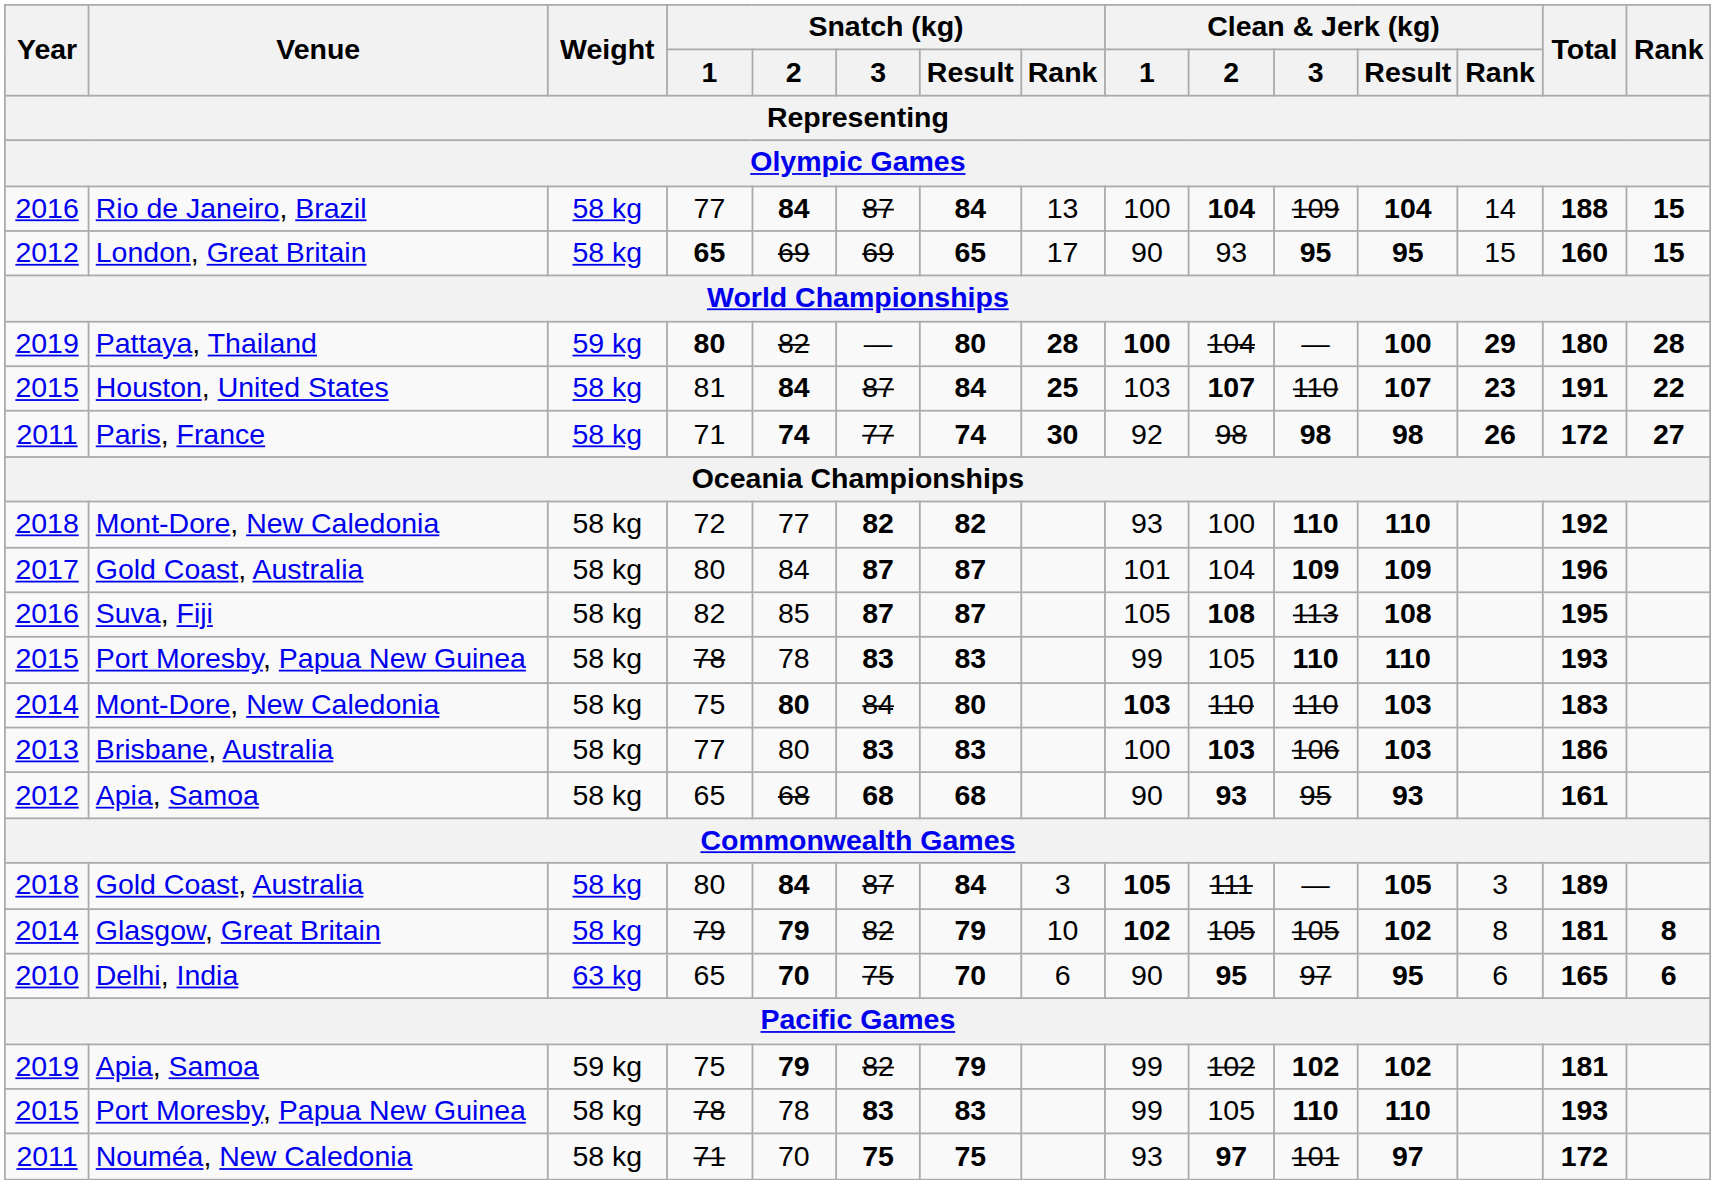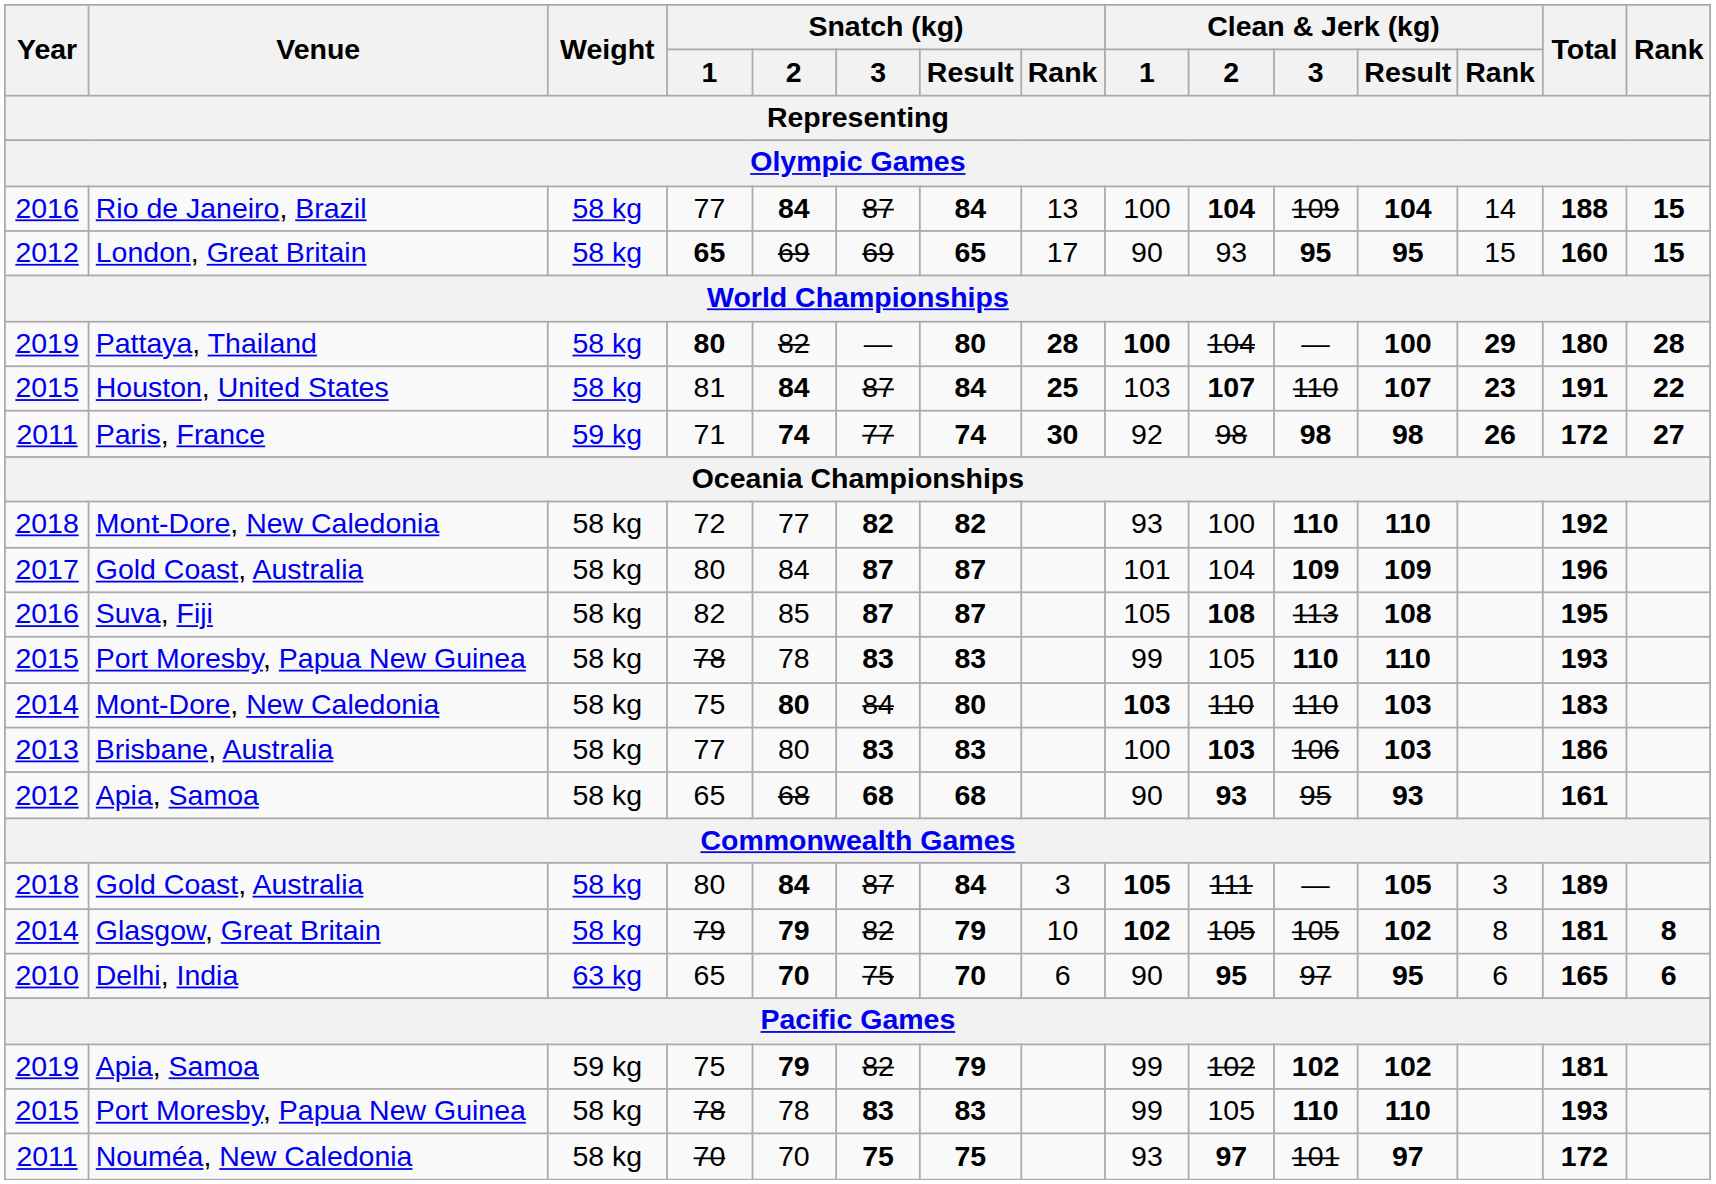(607, 343) 59 kg -> (607, 343) 58 kg
(607, 433) 58 kg -> (607, 433) 59 kg
(709, 1156) 71 -> (709, 1156) 70
